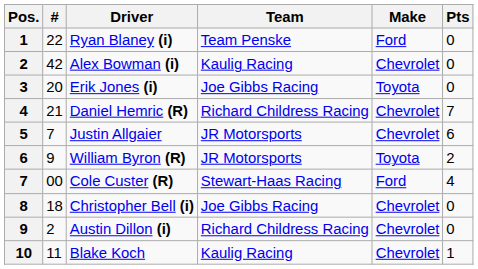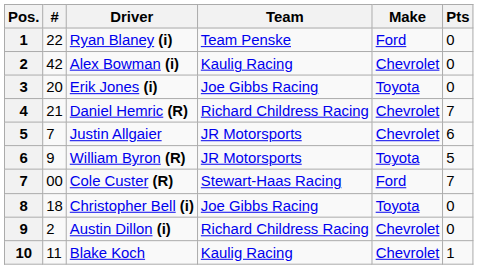(450, 158) 2 -> (450, 158) 5
(450, 182) 4 -> (450, 182) 7
(408, 205) Chevrolet -> (398, 205) Toyota
